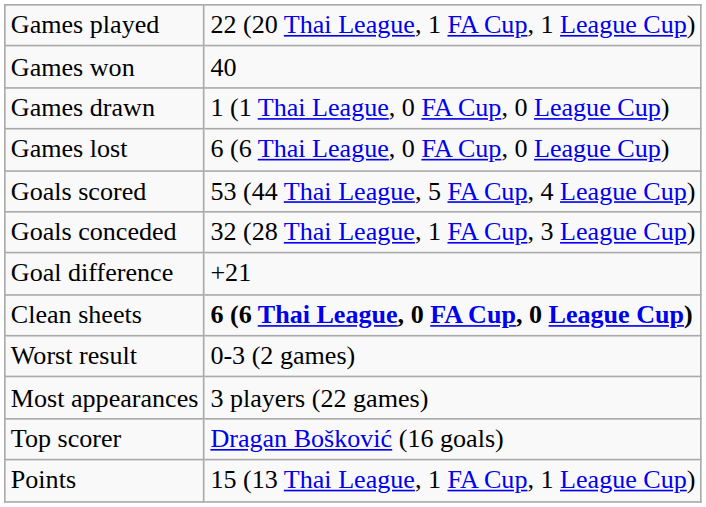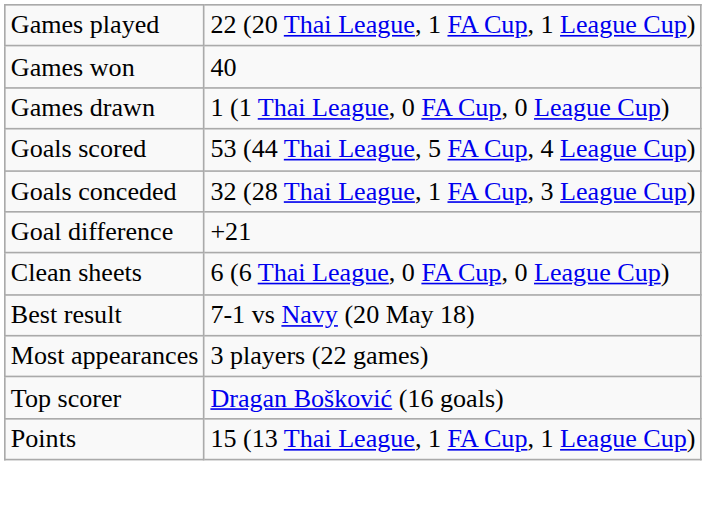- row: (69, 149)
(452, 314) bold -> (440, 273) normal
+ row: (66, 314)
- row: (74, 356)
